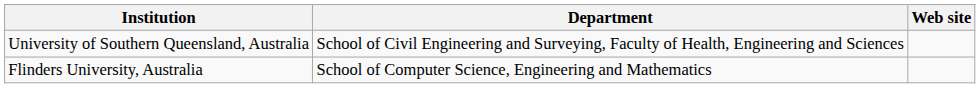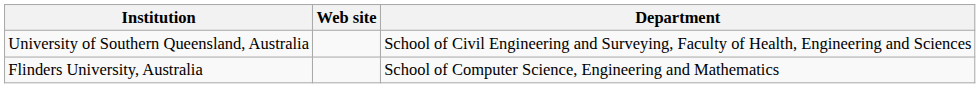columns swapped: (610, 17) <-> (941, 17)
